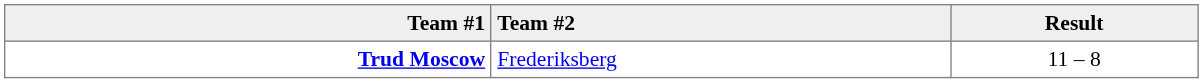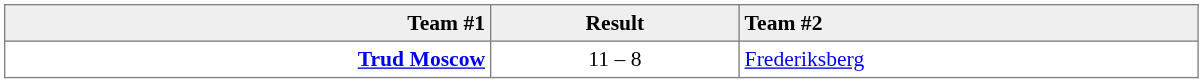columns swapped: (1074, 22) <-> (536, 22)
